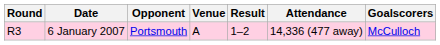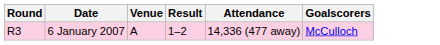- column: (159, 13)
